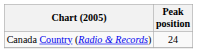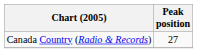(173, 39) 24 -> (173, 39) 27
